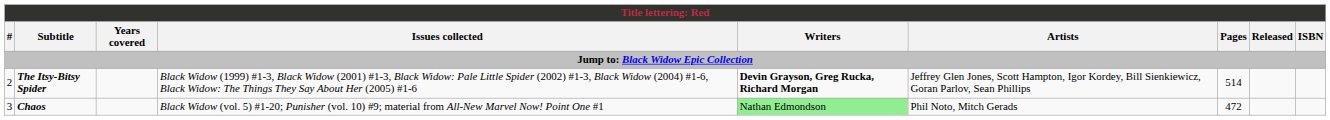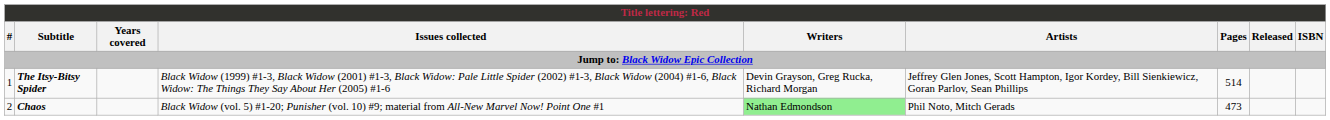(10, 83) 2 -> (10, 83) 1
(807, 83) bold -> (809, 83) normal
(10, 106) 3 -> (10, 106) 2
(1233, 106) 472 -> (1233, 106) 473
